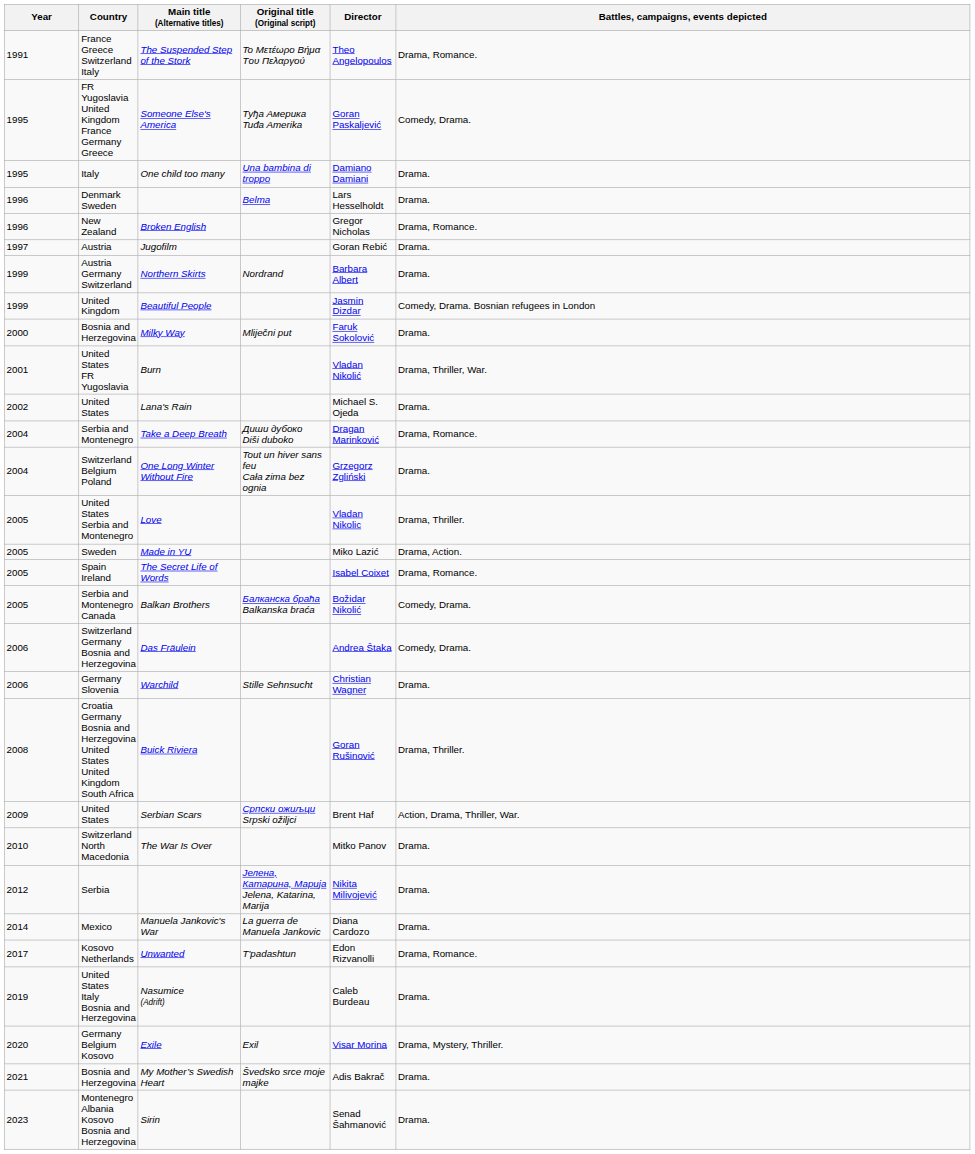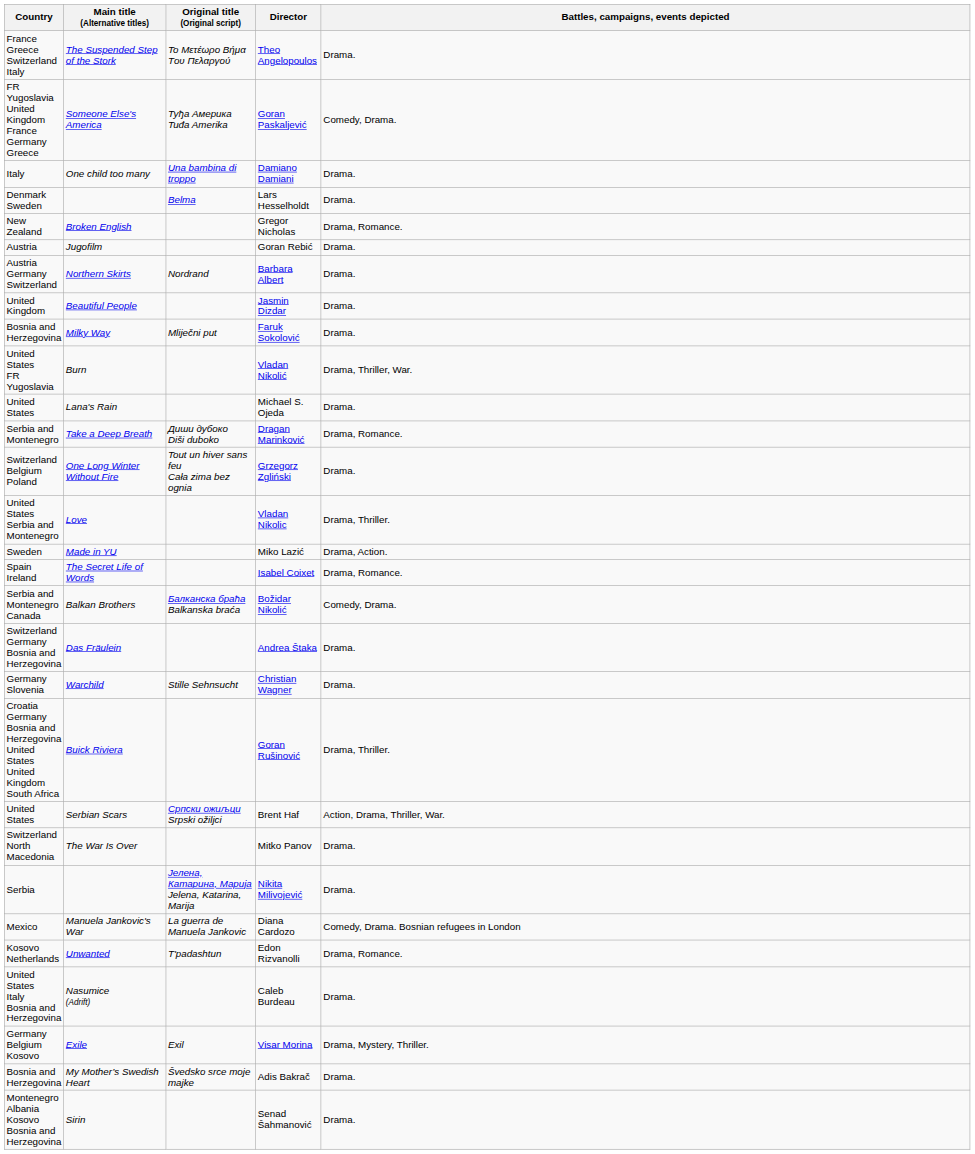- column: (42, 17)
(438, 55) Drama, Romance. -> (339, 55) Drama.
(497, 306) Comedy, Drama. Bosnian refugees in London -> (339, 306) Drama.
(434, 647) Comedy, Drama. -> (339, 647) Drama.
(414, 927) Drama. -> (422, 927) Comedy, Drama. Bosnian refugees in London
